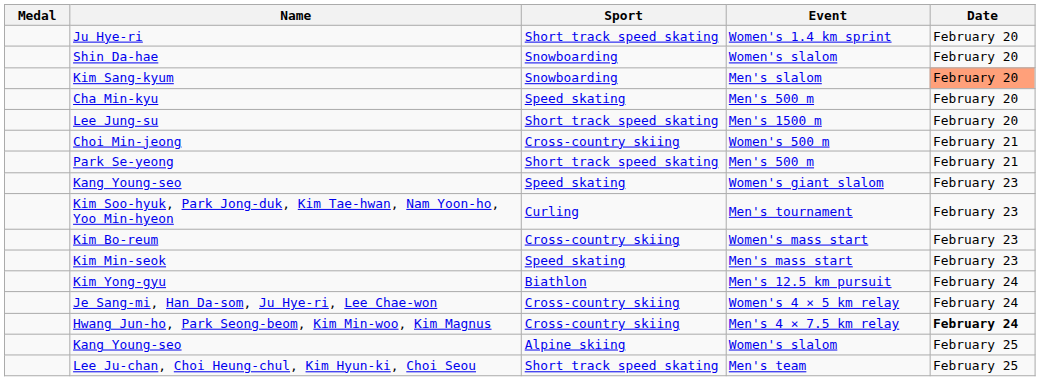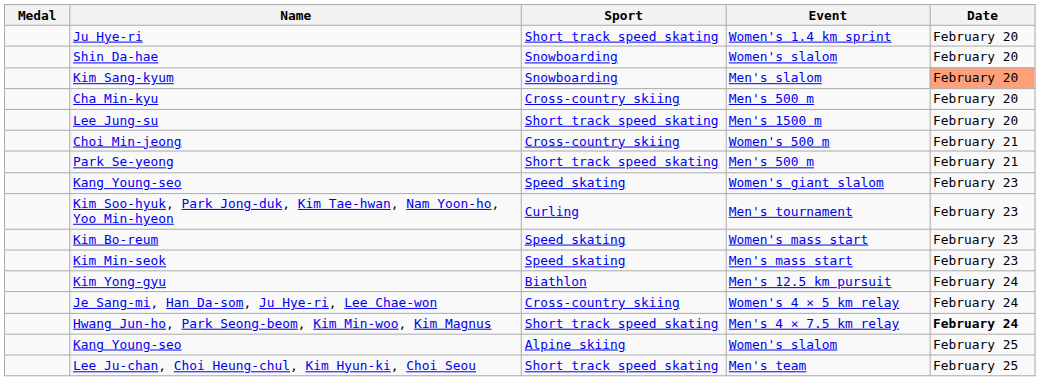(575, 99) Speed skating -> (602, 99) Cross-country skiing
(602, 240) Cross-country skiing -> (575, 240) Speed skating
(602, 323) Cross-country skiing -> (622, 323) Short track speed skating
